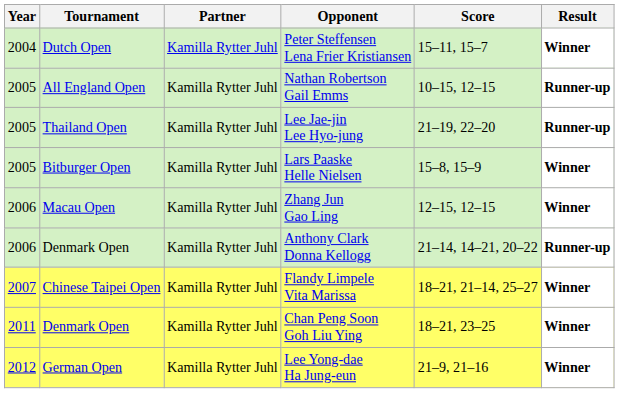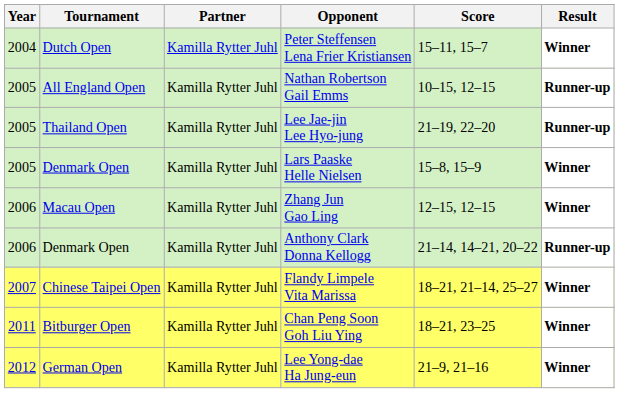(87, 167) Bitburger Open -> (86, 167) Denmark Open
(86, 327) Denmark Open -> (87, 327) Bitburger Open
